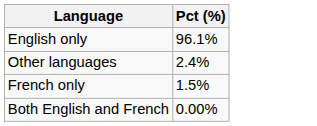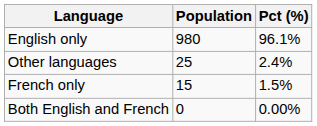+ column: (214, 16)
